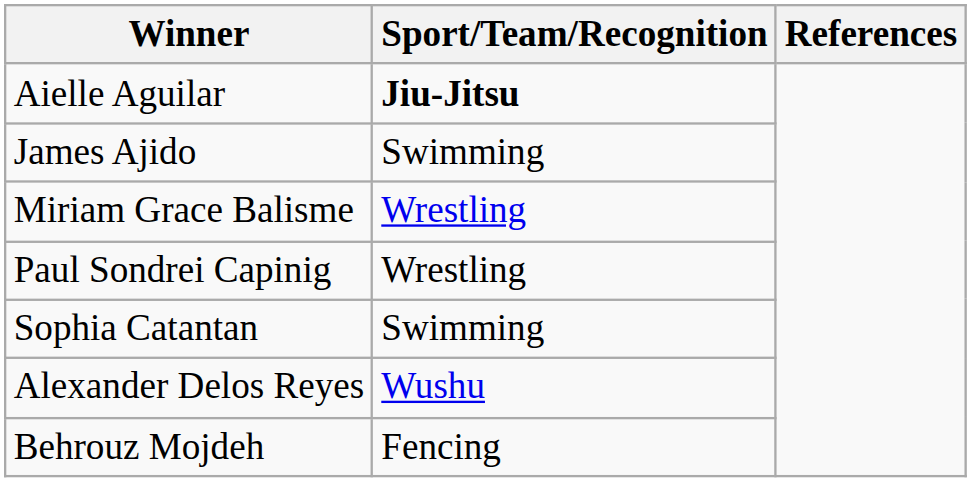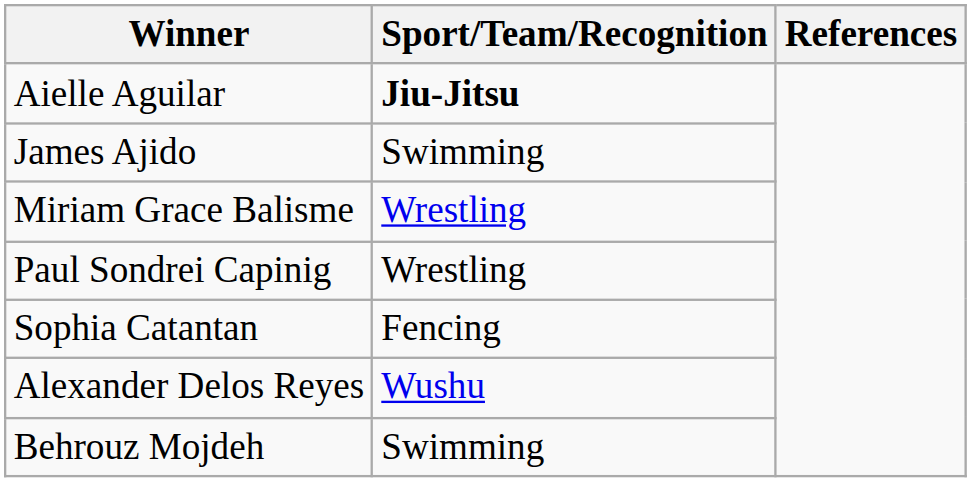(463, 328) Swimming -> (441, 328) Fencing
(441, 446) Fencing -> (463, 446) Swimming
